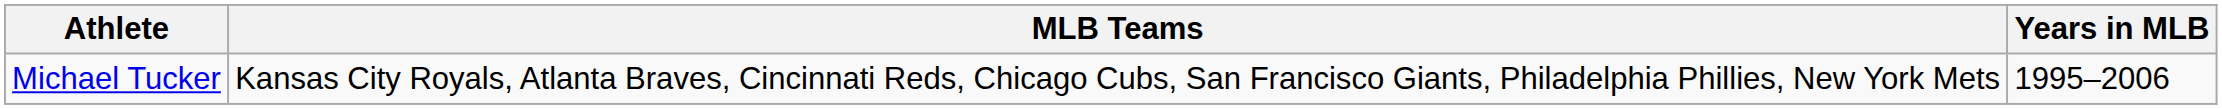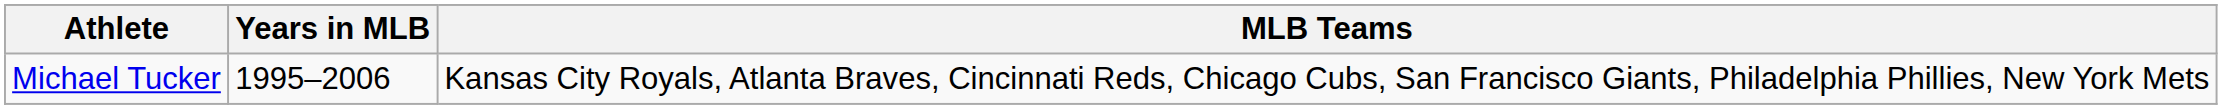columns swapped: (2112, 29) <-> (1118, 29)
